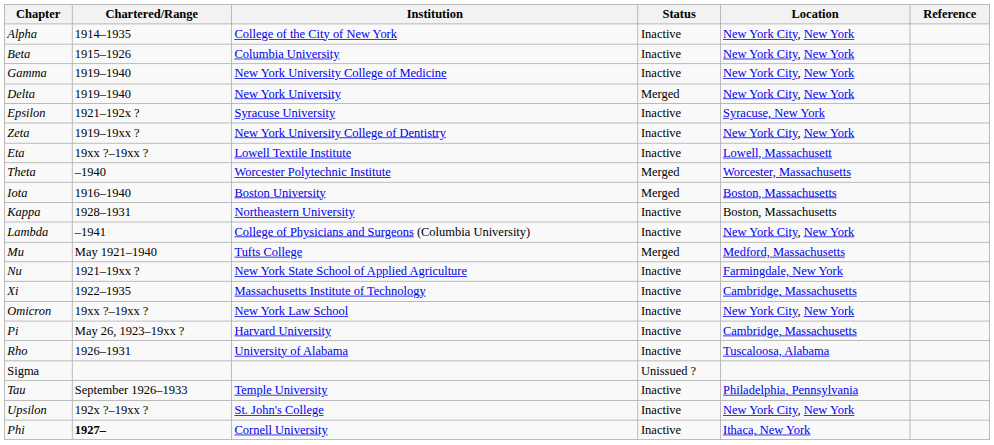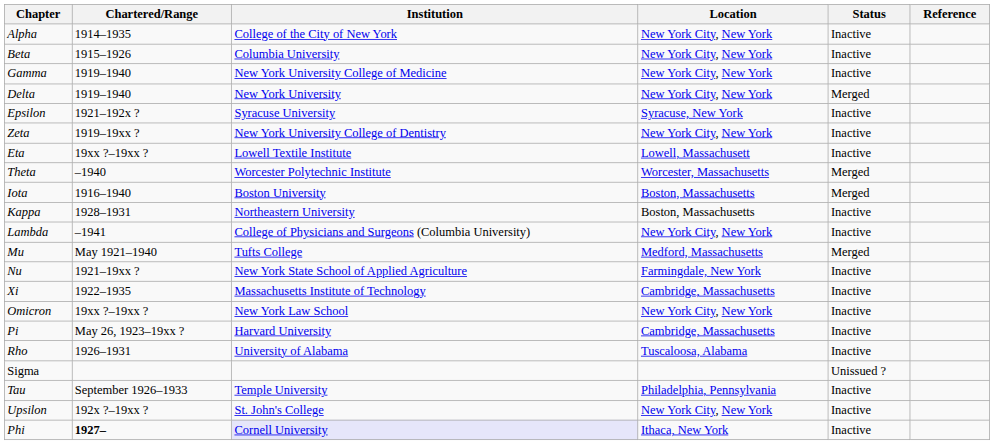columns swapped: (815, 14) <-> (679, 14)
(281, 430) no background -> (281, 430) lavender background
